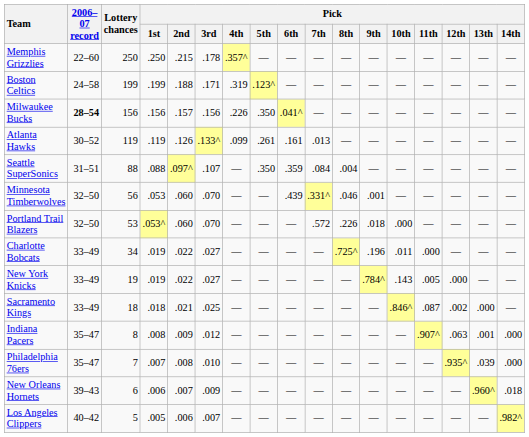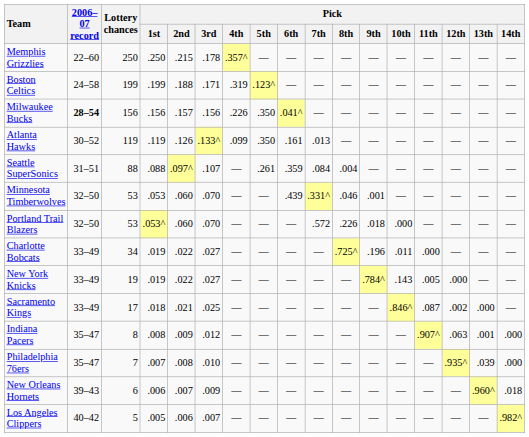(266, 140) .261 -> (266, 140) .350
(266, 168) .350 -> (266, 168) .261
(133, 196) 56 -> (133, 196) 53
(133, 307) 18 -> (133, 307) 17
